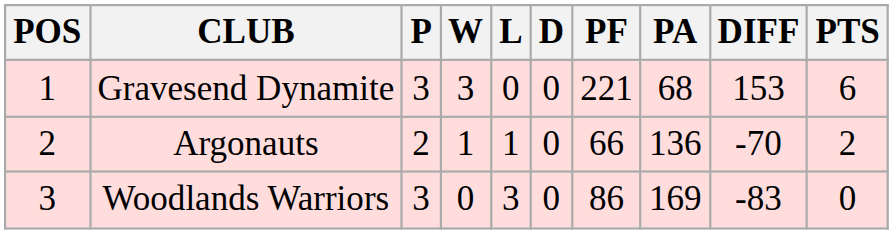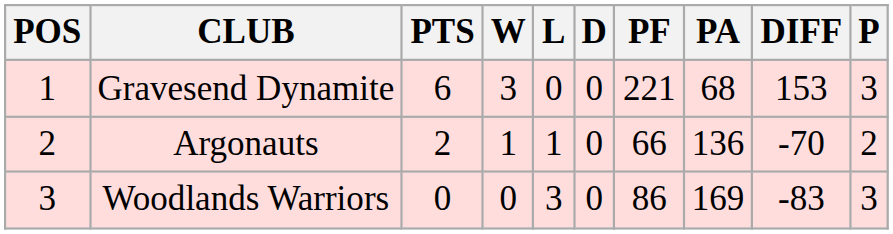columns swapped: (421, 32) <-> (848, 32)
